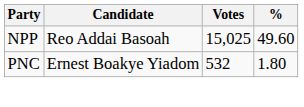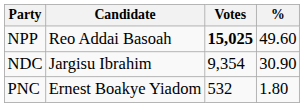(228, 38) normal -> (230, 38) bold
+ row: (25, 64)
